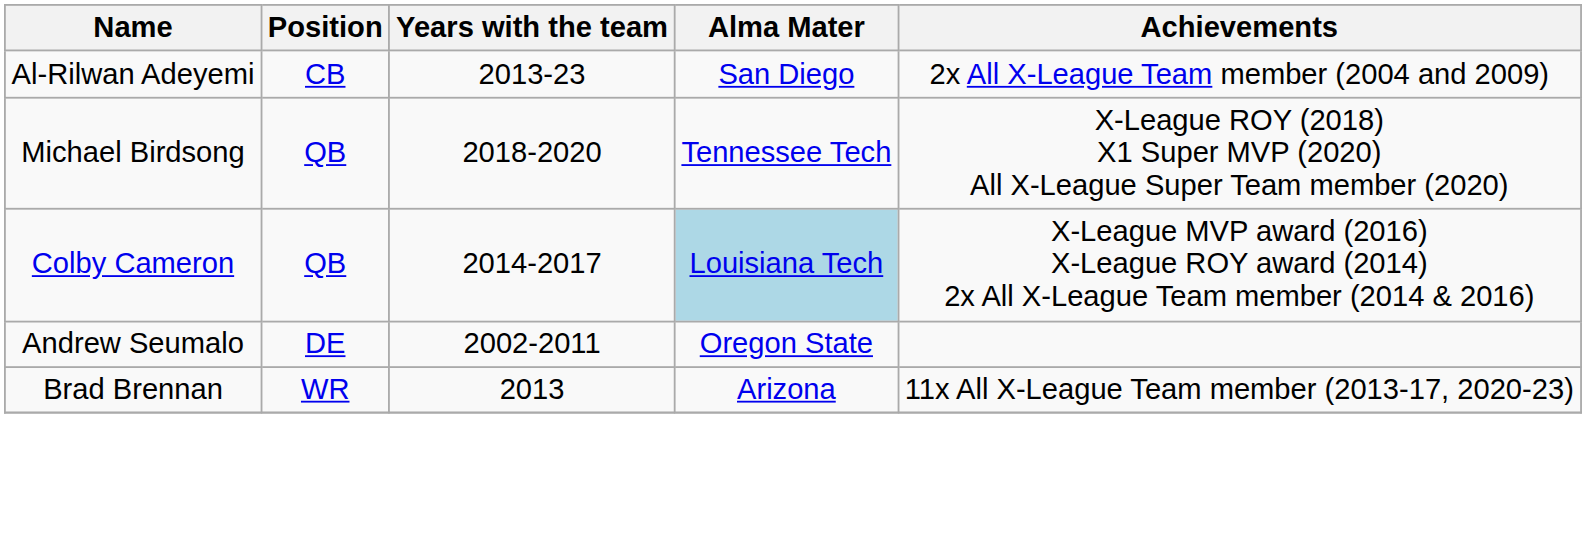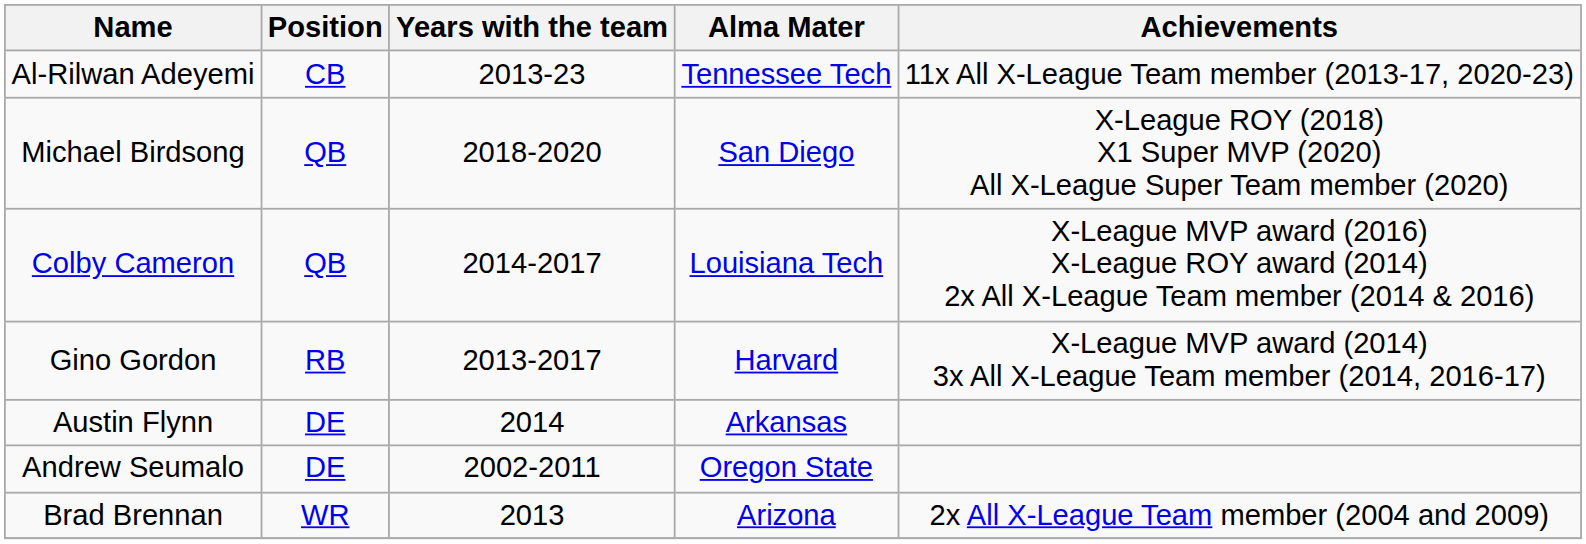(786, 73) San Diego -> (786, 73) Tennessee Tech
(1239, 73) 2x All X-League Team member (2004 and 2009) -> (1239, 73) 11x All X-League Team member (2013-17, 2020-23)
(786, 152) Tennessee Tech -> (786, 152) San Diego
(786, 264) lightblue background -> (786, 264) no background
+ row: (133, 359)
+ row: (133, 422)
(1239, 389) 11x All X-League Team member (2013-17, 2020-23) -> (1239, 514) 2x All X-League Team member (2004 and 2009)
